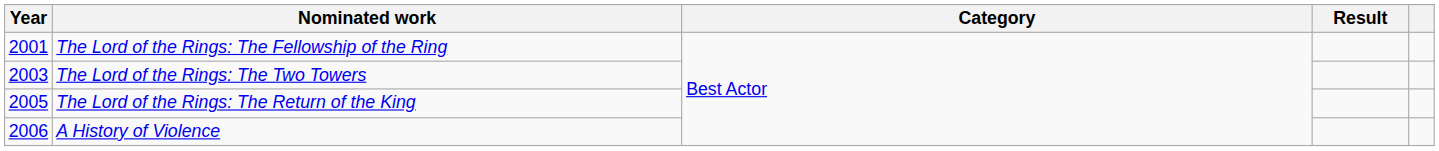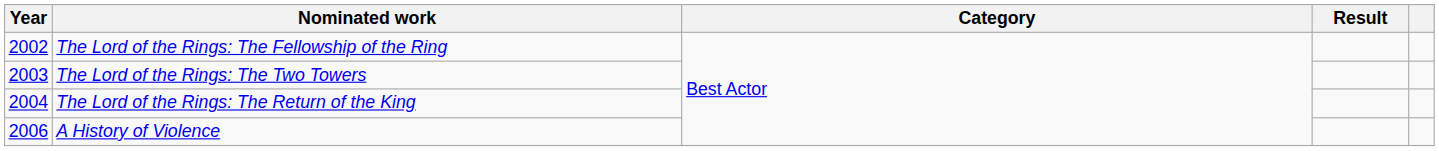(28, 46) 2001 -> (28, 46) 2002
(28, 103) 2005 -> (28, 103) 2004
